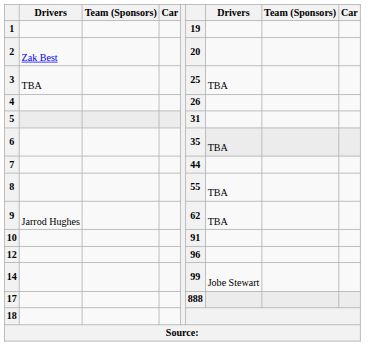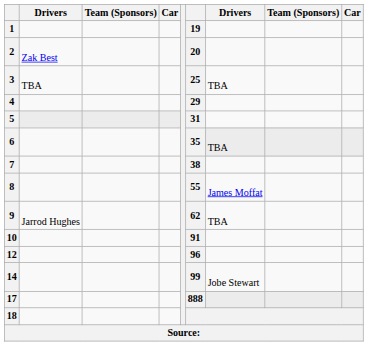(195, 102) 26 -> (195, 102) 29
(195, 164) 44 -> (195, 164) 38
(218, 192) TBA -> (235, 192) James Moffat
